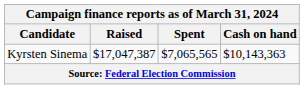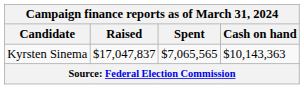(124, 53) $17,047,387 -> (124, 53) $17,047,837
